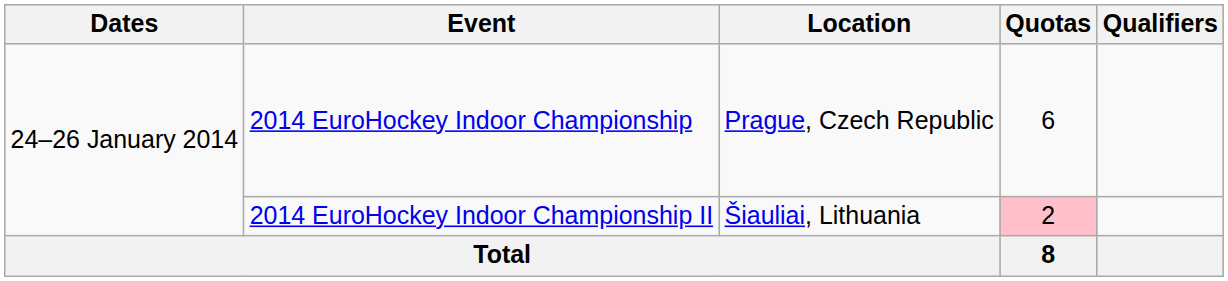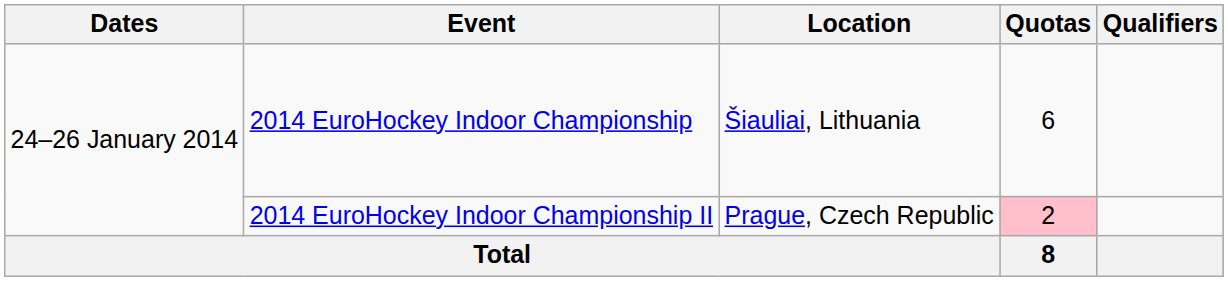(859, 120) Prague, Czech Republic -> (822, 120) Šiauliai, Lithuania
(822, 215) Šiauliai, Lithuania -> (859, 215) Prague, Czech Republic
